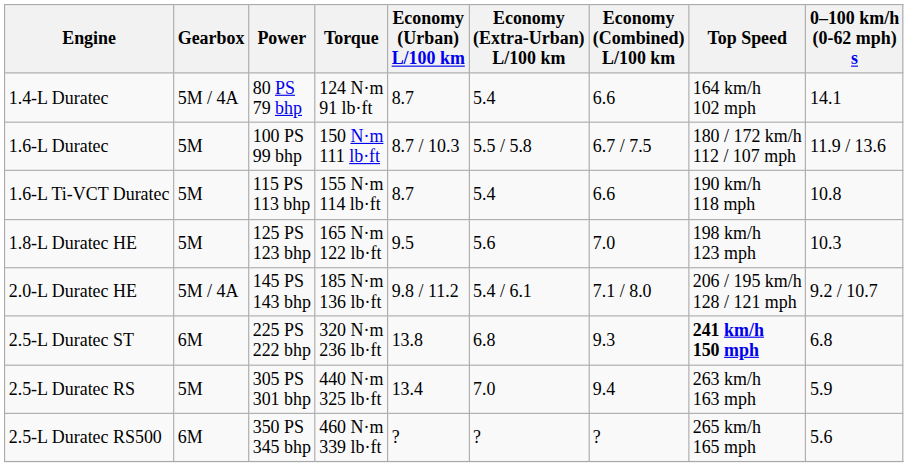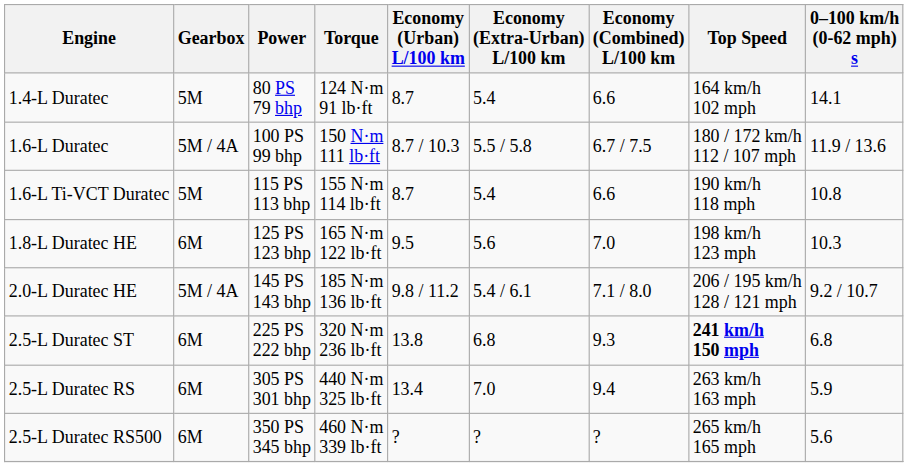(208, 97) 5M / 4A -> (190, 97) 5M
(190, 146) 5M -> (208, 146) 5M / 4A
(190, 243) 5M -> (190, 243) 6M
(190, 389) 5M -> (190, 389) 6M
